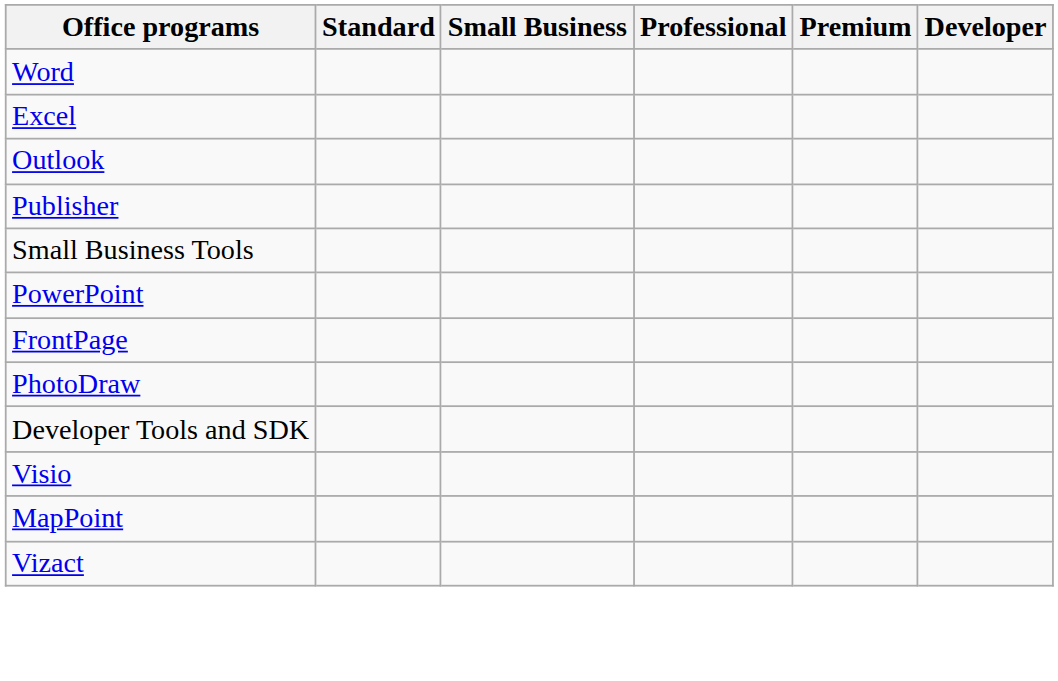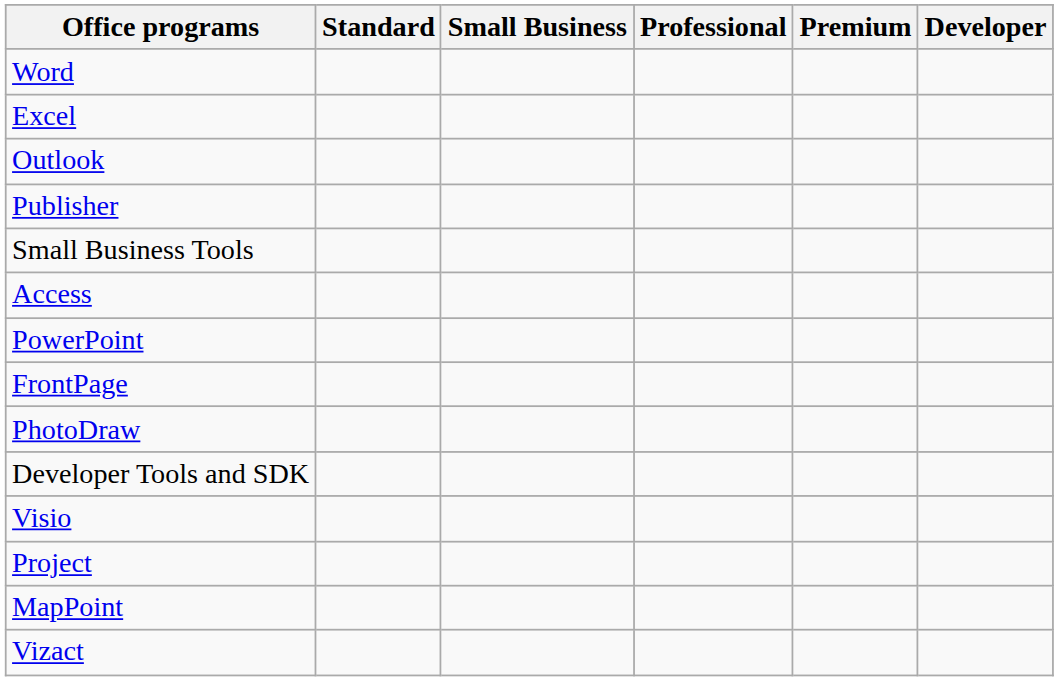+ row: (52, 294)
+ row: (52, 562)
